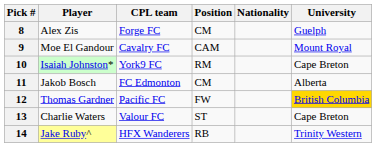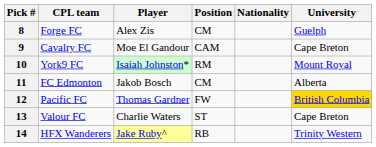columns swapped: (154, 13) <-> (77, 13)
(323, 47) Mount Royal -> (321, 47) Cape Breton
(321, 64) Cape Breton -> (323, 64) Mount Royal
